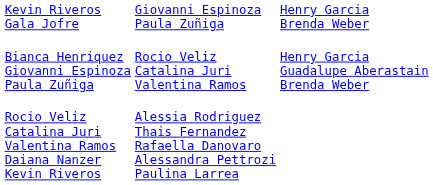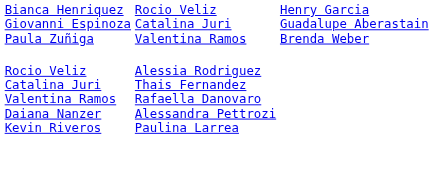- row: (53, 17)
